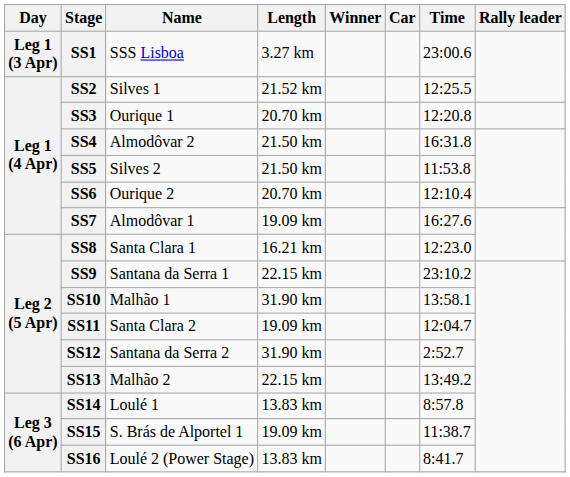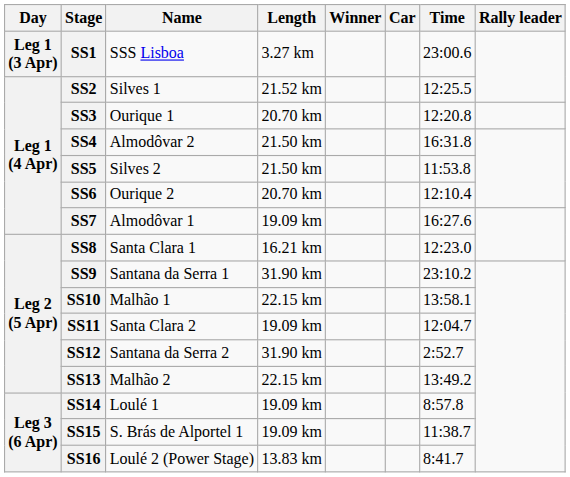(292, 274) 22.15 km -> (292, 274) 31.90 km
(292, 300) 31.90 km -> (292, 300) 22.15 km
(292, 406) 13.83 km -> (292, 406) 19.09 km
